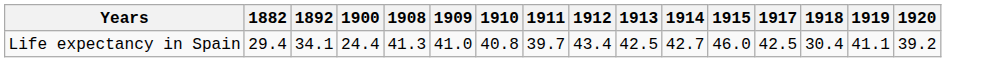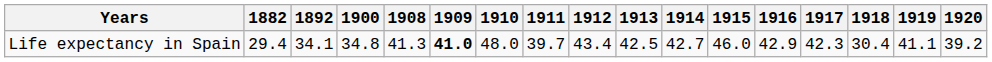+ column: (778, 18)
(360, 44) 24.4 -> (360, 44) 34.8
(453, 44) normal -> (453, 44) bold
(500, 44) 40.8 -> (500, 44) 48.0
(778, 44) 42.5 -> (824, 44) 42.3
